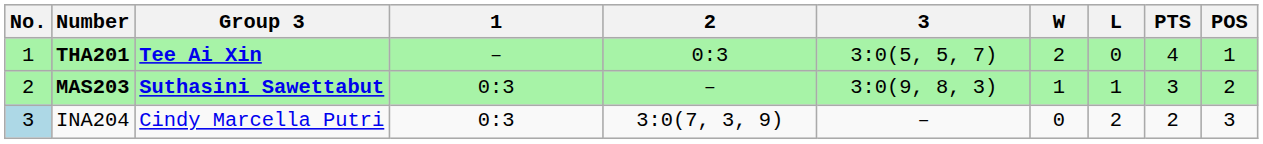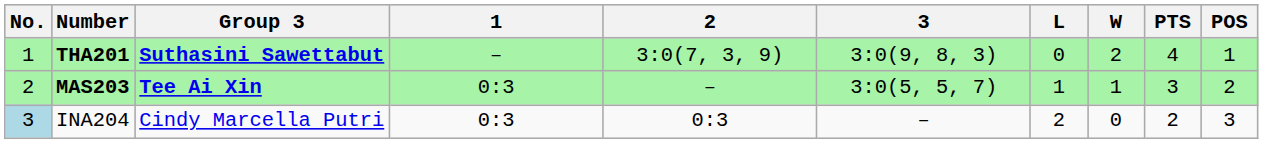columns swapped: (1059, 21) <-> (1116, 21)
(201, 55) Tee Ai Xin -> (262, 55) Suthasini Sawettabut
(710, 55) 0:3 -> (710, 55) 3:0(7, 3, 9)
(924, 55) 3:0(5, 5, 7) -> (924, 55) 3:0(9, 8, 3)
(262, 88) Suthasini Sawettabut -> (201, 88) Tee Ai Xin
(924, 88) 3:0(9, 8, 3) -> (924, 88) 3:0(5, 5, 7)
(710, 121) 3:0(7, 3, 9) -> (710, 121) 0:3
